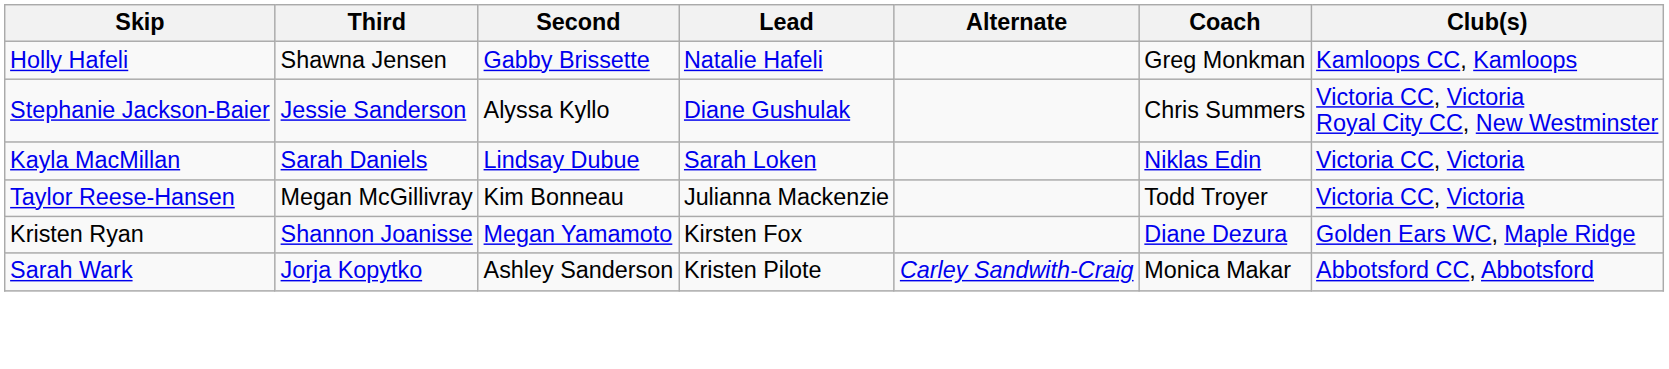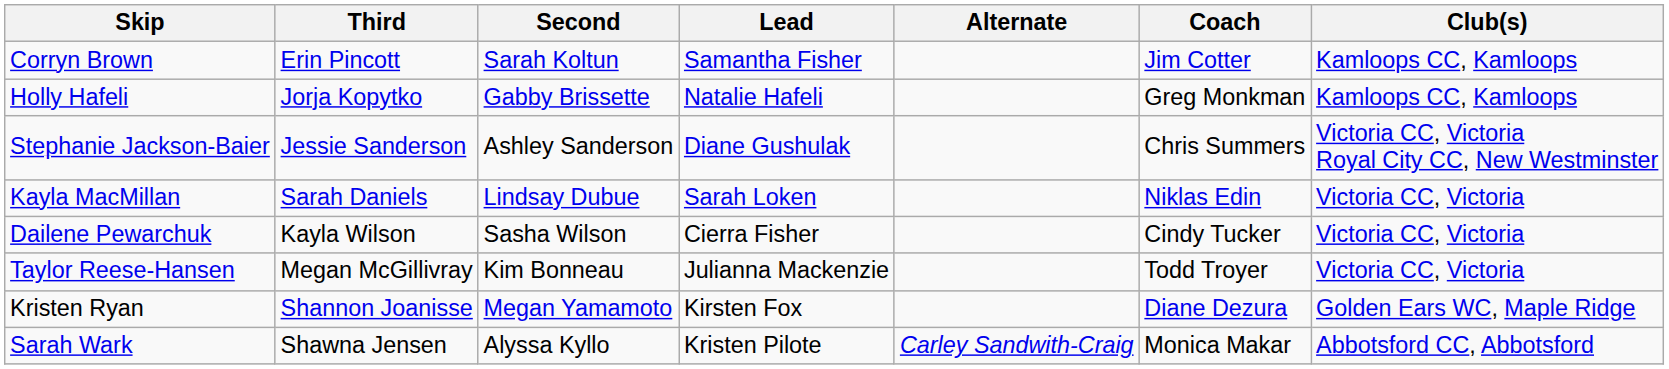+ row: (82, 60)
(364, 60) Shawna Jensen -> (351, 97) Jorja Kopytko
(547, 110) Alyssa Kyllo -> (578, 147) Ashley Sanderson
+ row: (111, 234)
(351, 271) Jorja Kopytko -> (364, 345) Shawna Jensen
(578, 271) Ashley Sanderson -> (547, 345) Alyssa Kyllo
